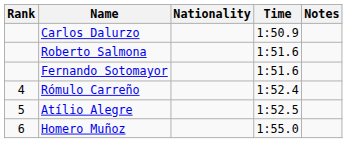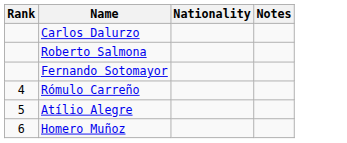- column: (278, 14)
